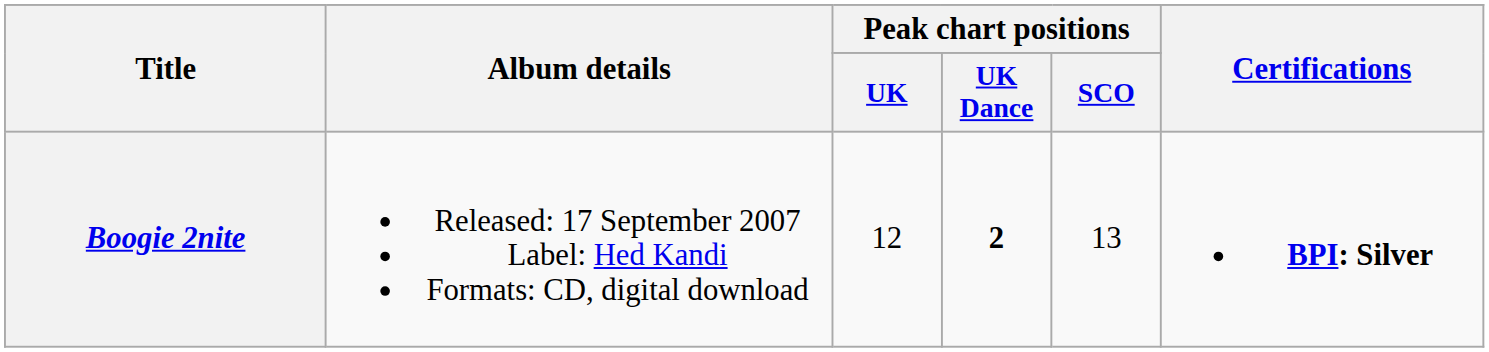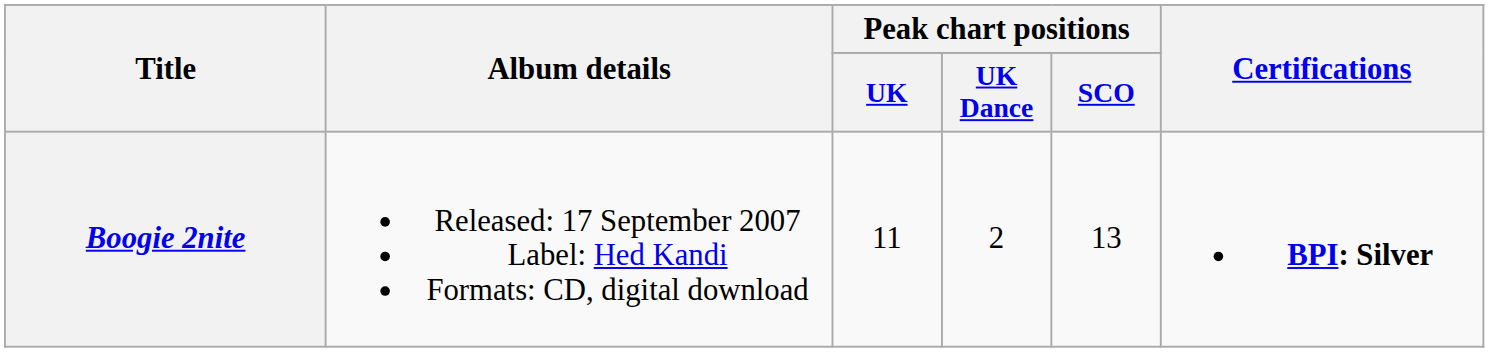(887, 238) 12 -> (887, 238) 11
(997, 238) bold -> (997, 238) normal
